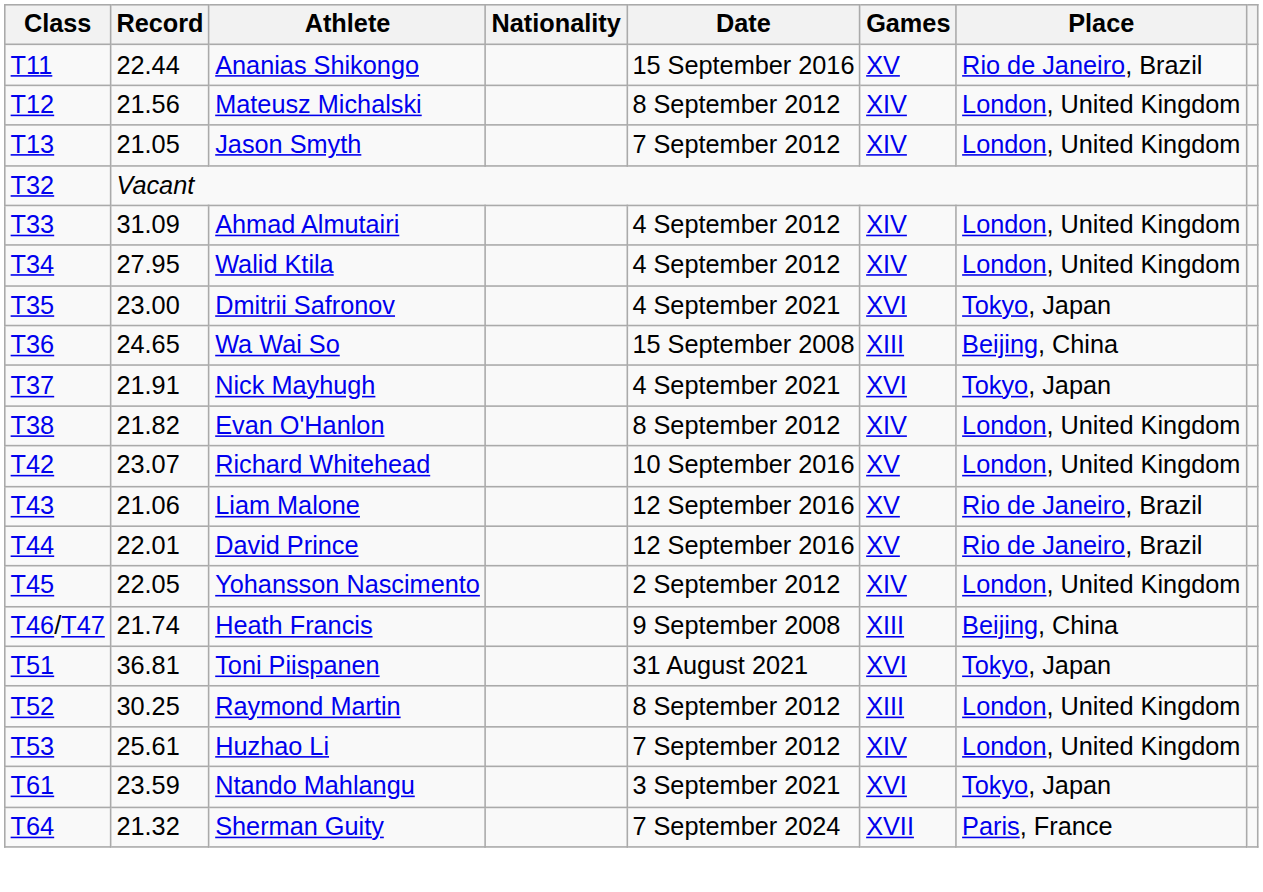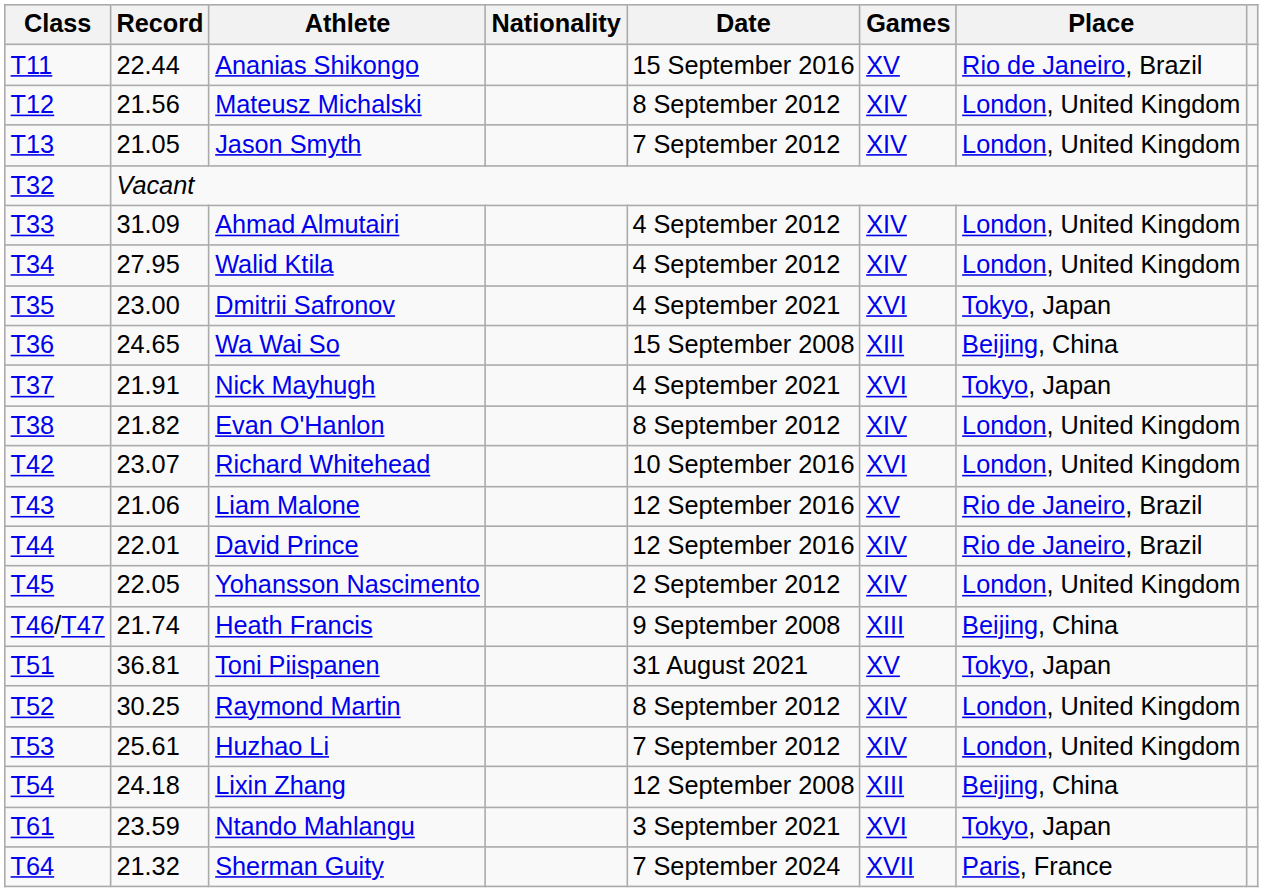(883, 465) XV -> (887, 465) XVI
(883, 545) XV -> (887, 545) XIV
(887, 666) XVI -> (883, 666) XV
(885, 706) XIII -> (887, 706) XIV
+ row: (281, 786)
